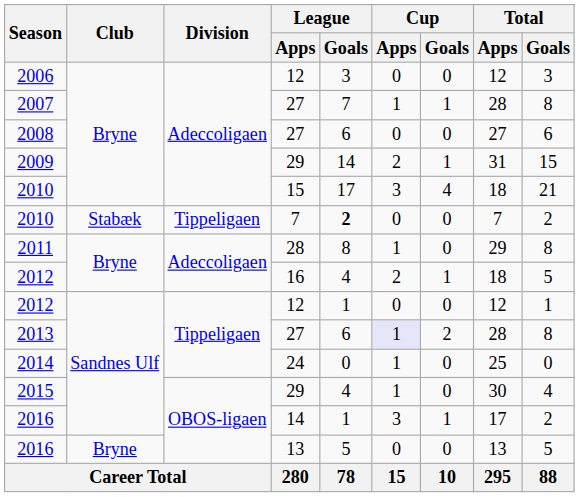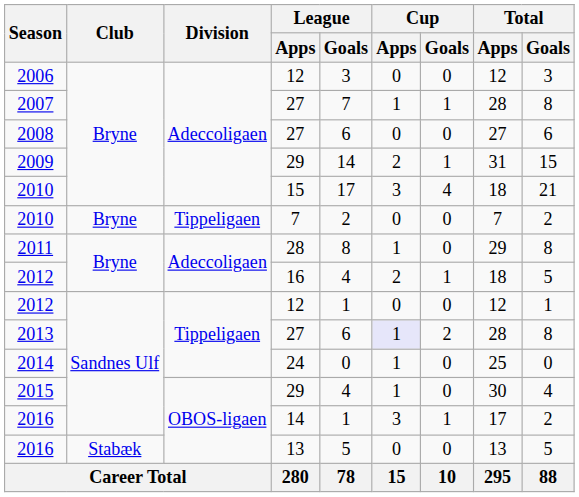(115, 219) Stabæk -> (115, 219) Bryne
(346, 219) bold -> (346, 219) normal
(115, 448) Bryne -> (115, 448) Stabæk
